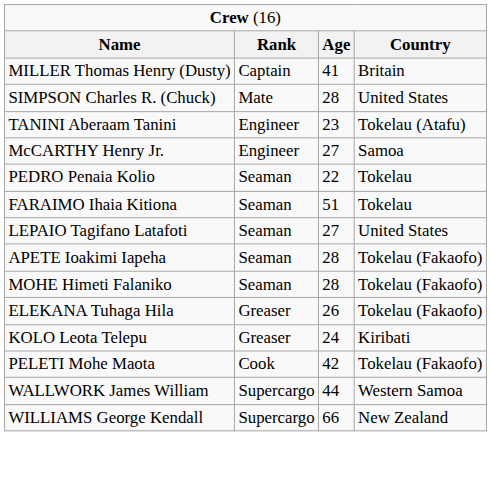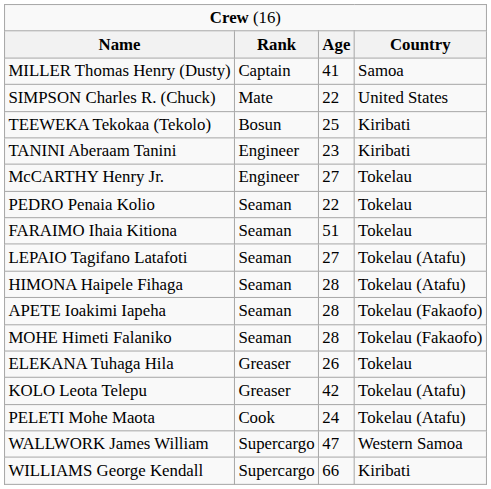(381, 71) Britain -> (381, 71) Samoa
(331, 97) 28 -> (331, 97) 22
+ row: (110, 124)
(412, 124) Tokelau (Atafu) -> (384, 151) Kiribati
(381, 151) Samoa -> (385, 177) Tokelau
(403, 230) United States -> (412, 257) Tokelau (Atafu)
+ row: (96, 284)
(420, 310) Tokelau (Fakaofo) -> (385, 364) Tokelau
(331, 337) 24 -> (331, 390) 42
(384, 337) Kiribati -> (412, 390) Tokelau (Atafu)
(331, 364) 42 -> (331, 417) 24
(420, 364) Tokelau (Fakaofo) -> (412, 417) Tokelau (Atafu)
(331, 390) 44 -> (331, 444) 47
(403, 417) New Zealand -> (384, 470) Kiribati
